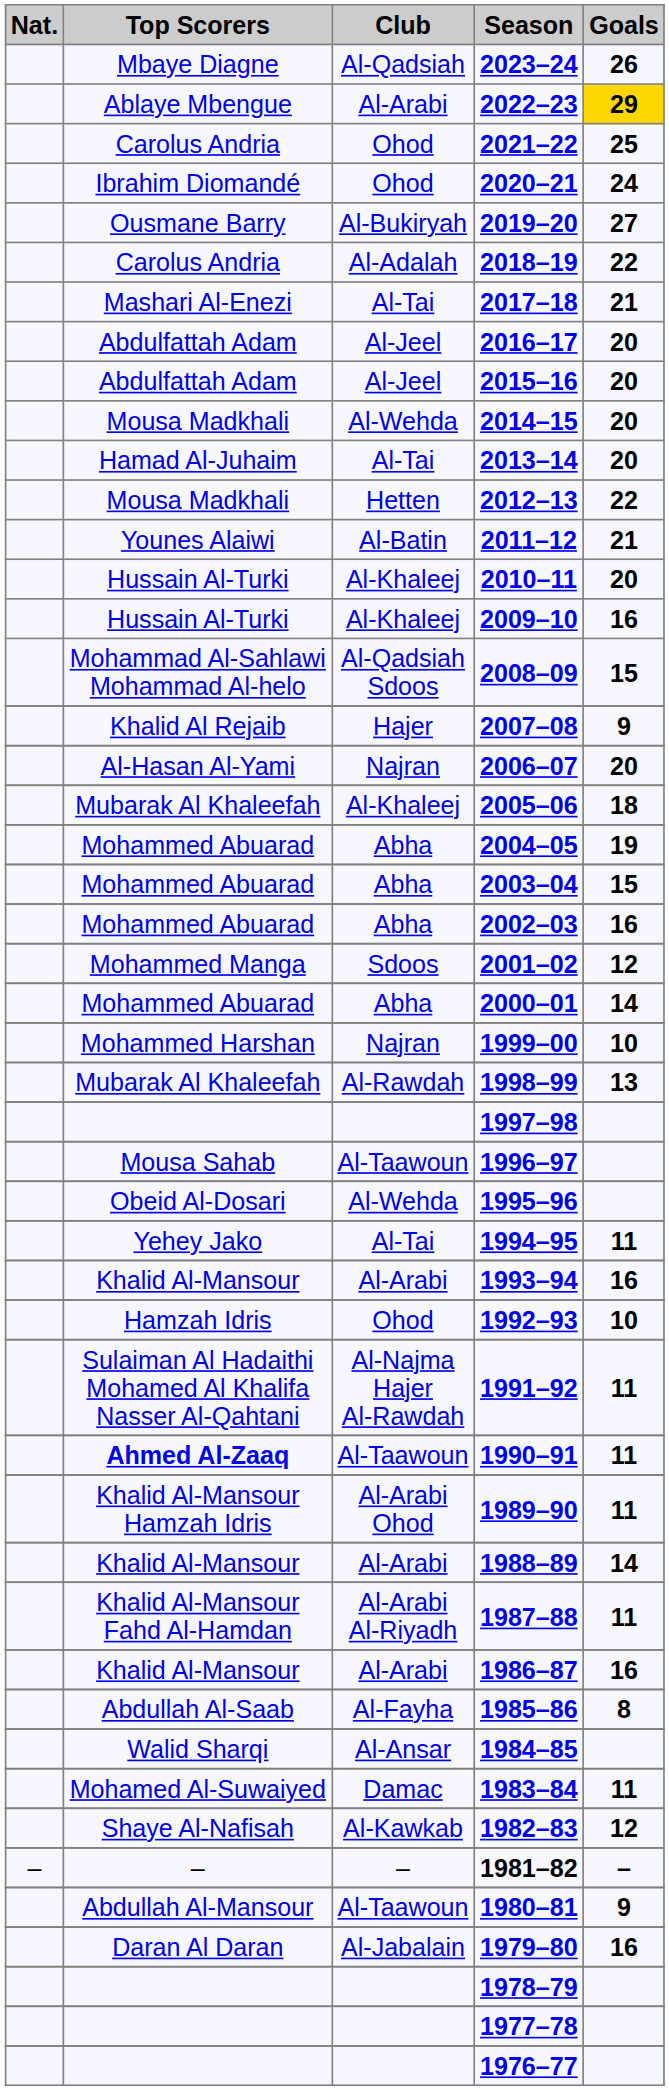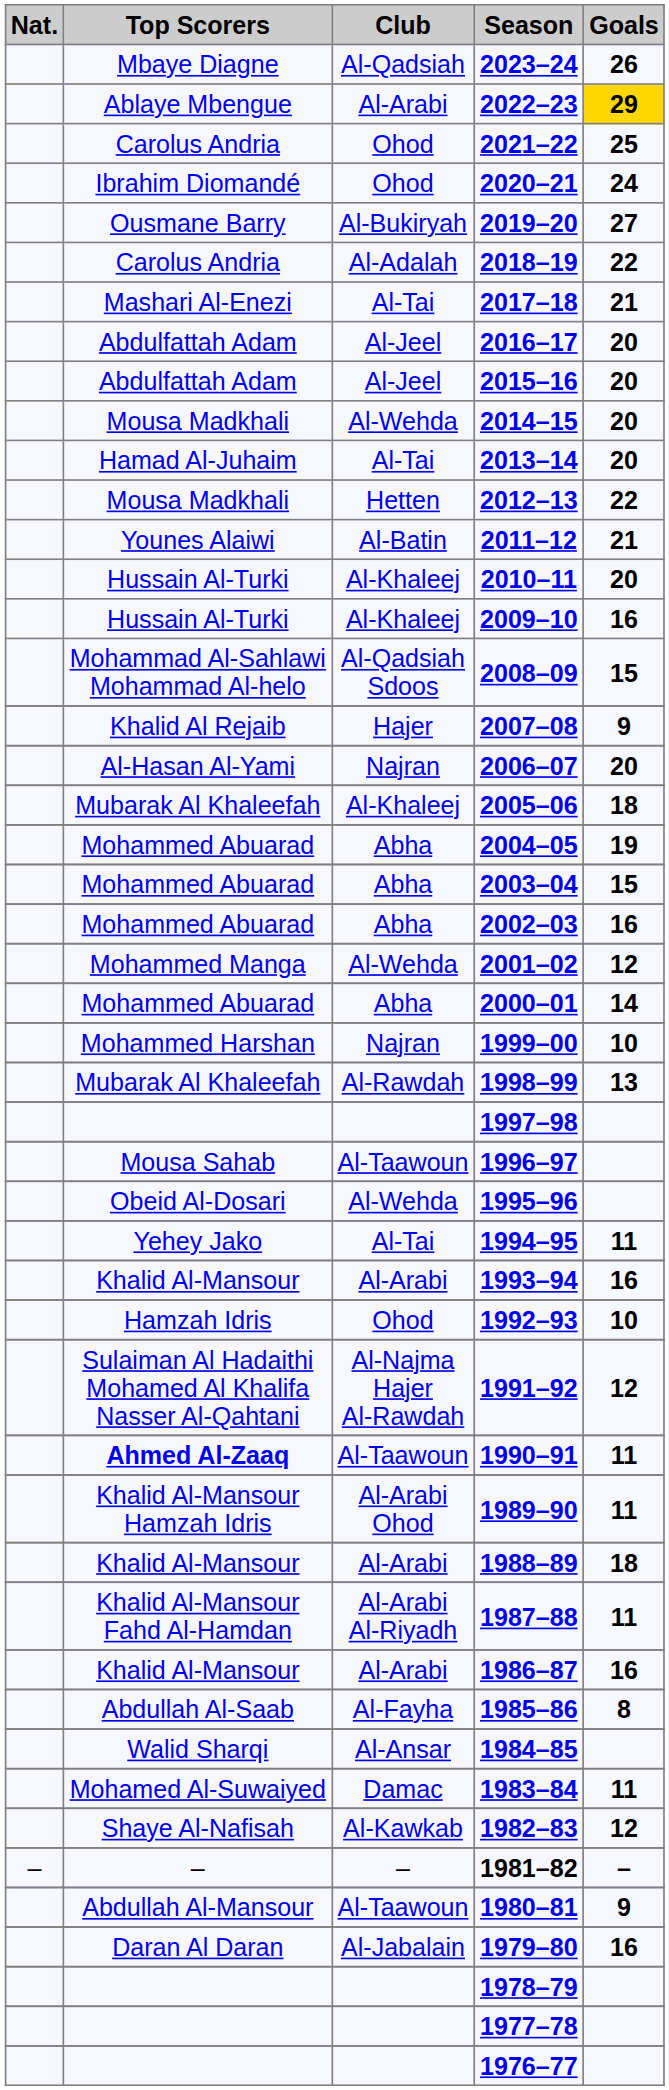(403, 963) Sdoos -> (403, 963) Al-Wehda
(624, 1388) 11 -> (624, 1388) 12
(624, 1562) 14 -> (624, 1562) 18
